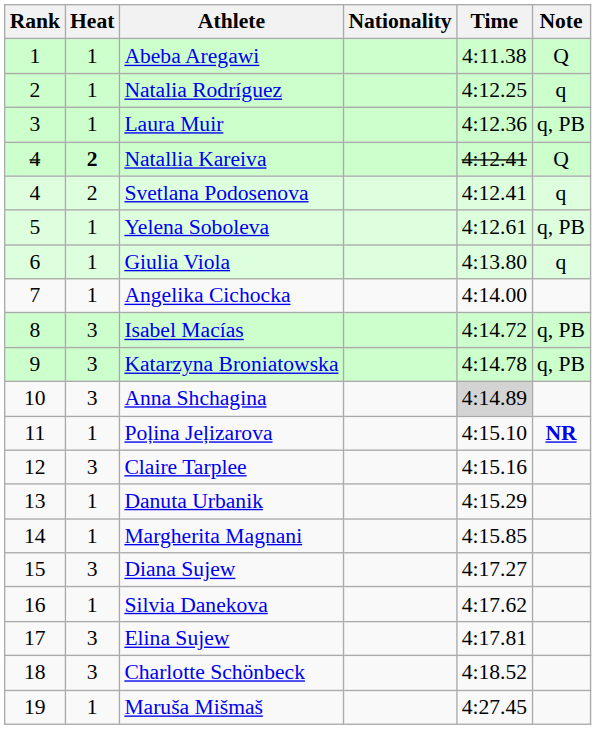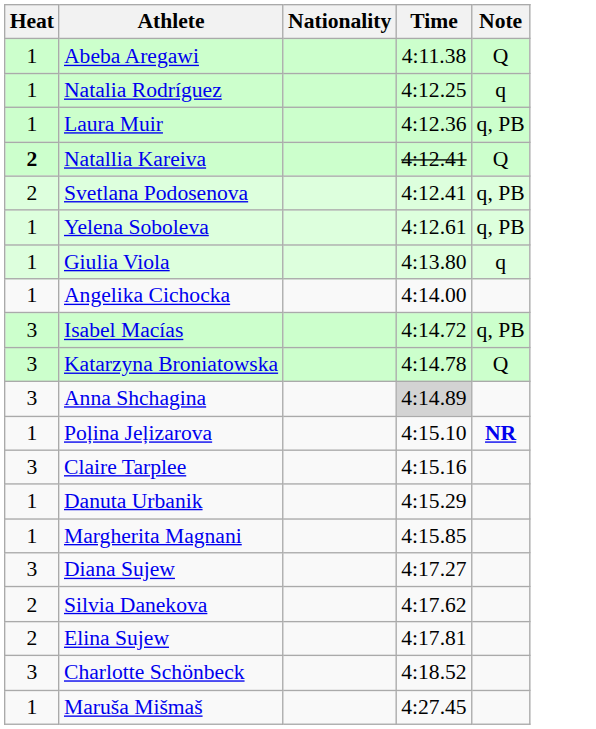- column: (35, 21)
(561, 192) q -> (501, 192) q, PB
(561, 364) q, PB -> (501, 364) Q
(92, 603) 1 -> (32, 603) 2
(92, 638) 3 -> (32, 638) 2
